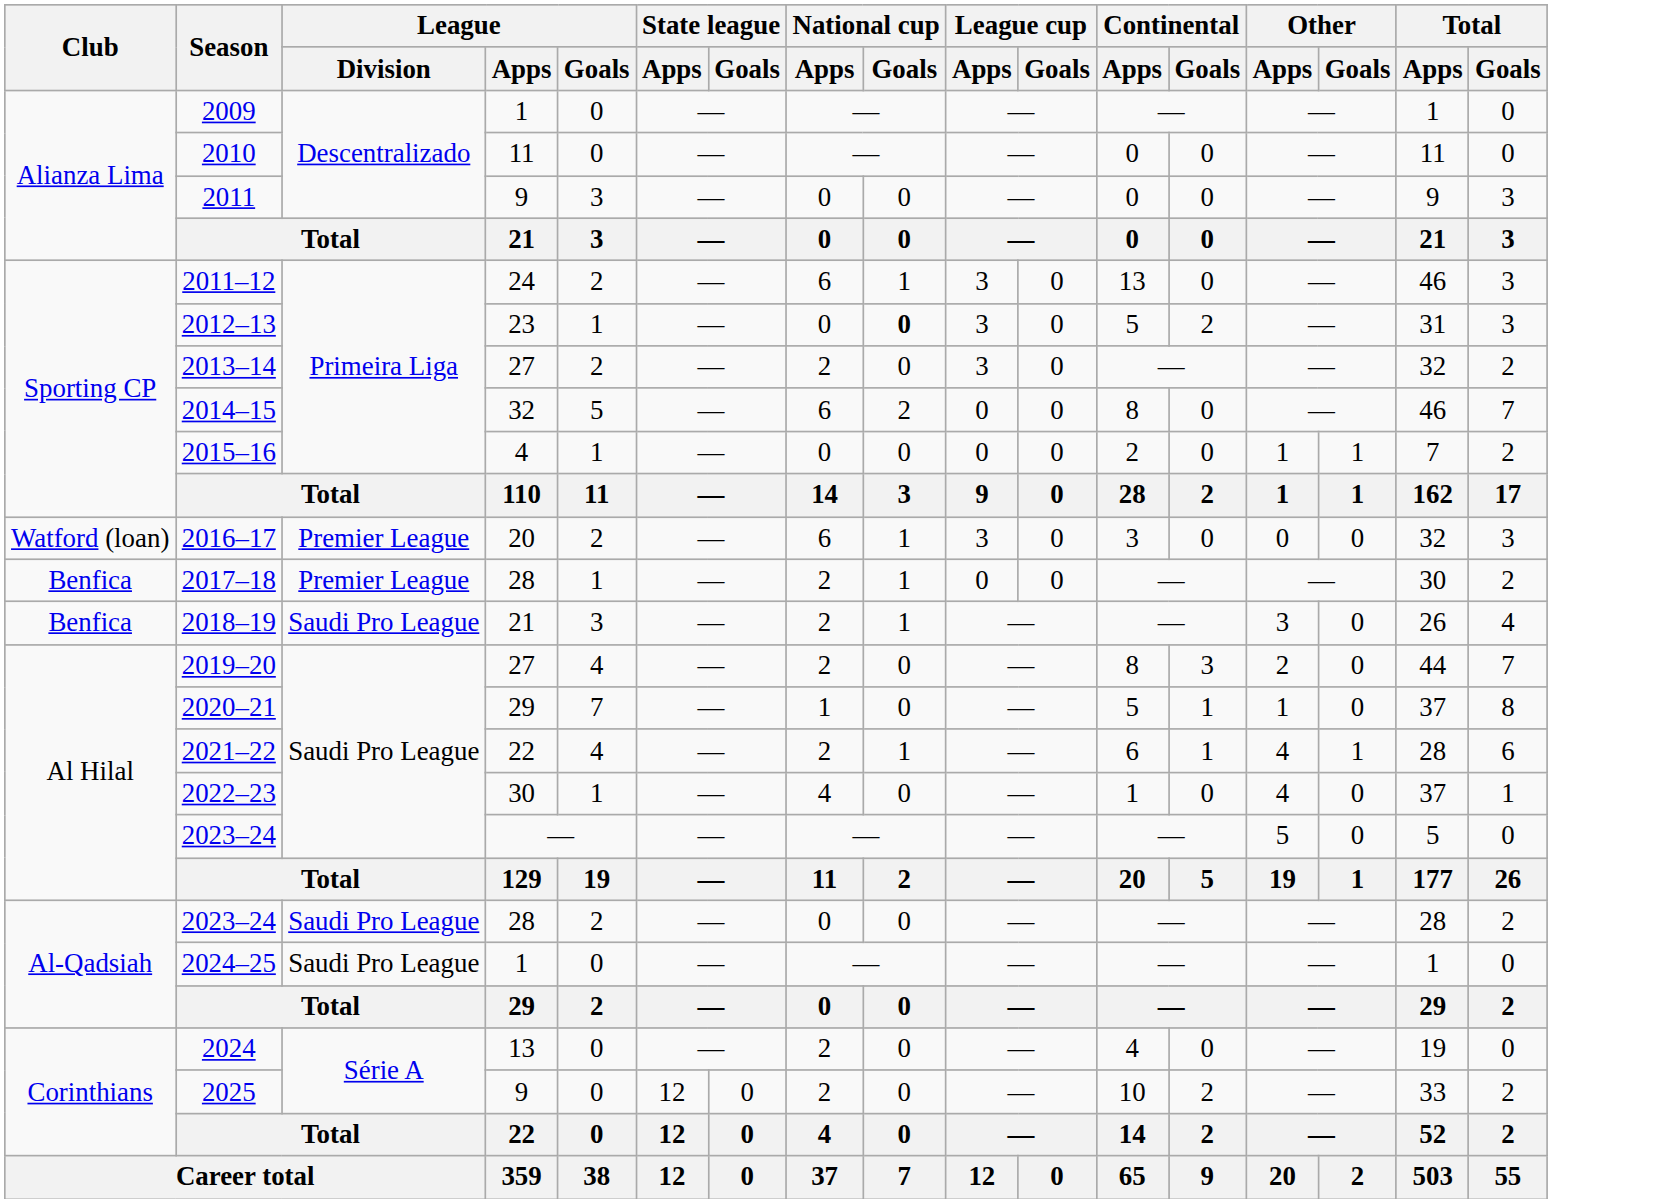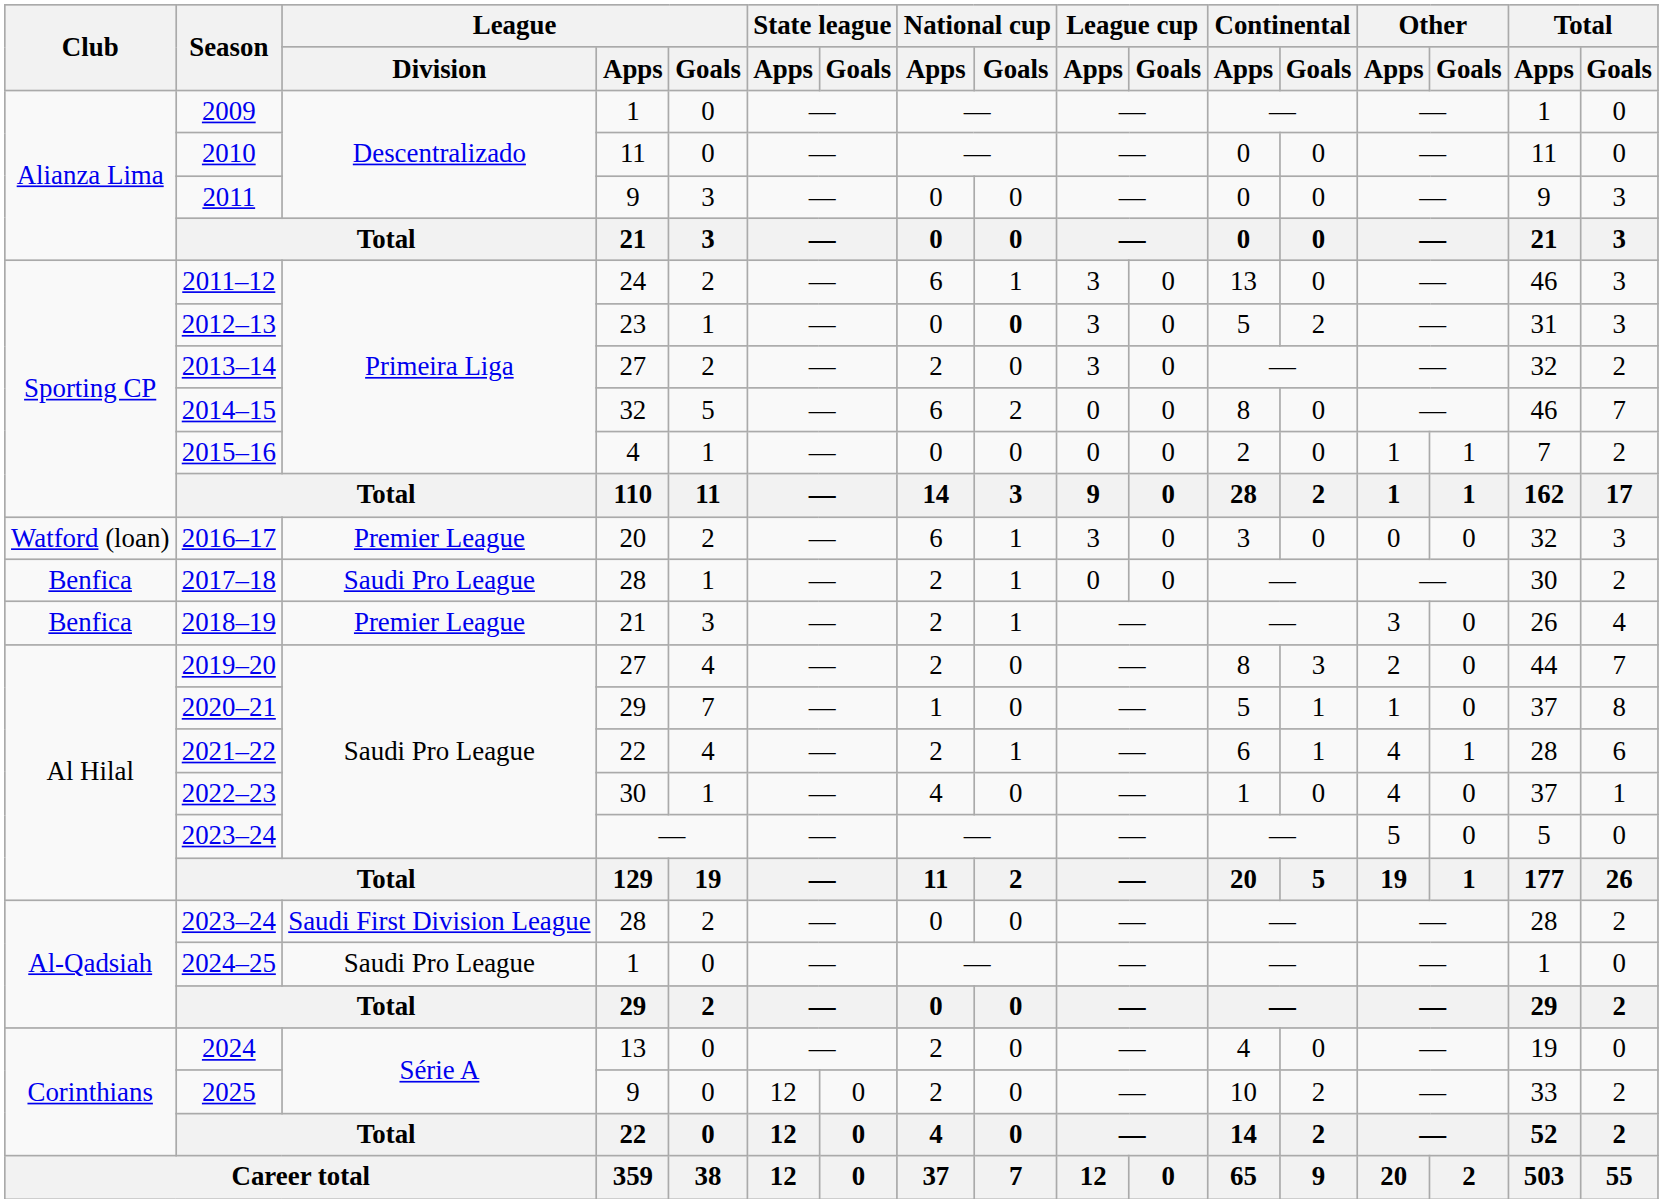(384, 580) Premier League -> (439, 580) Saudi Pro League
(384, 622) Saudi Pro League -> (439, 622) Premier League
(384, 921) Saudi Pro League -> (439, 921) Saudi First Division League
